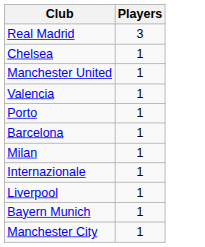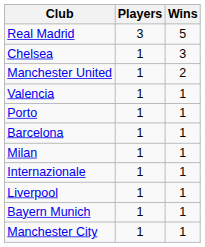+ column: (183, 14)
